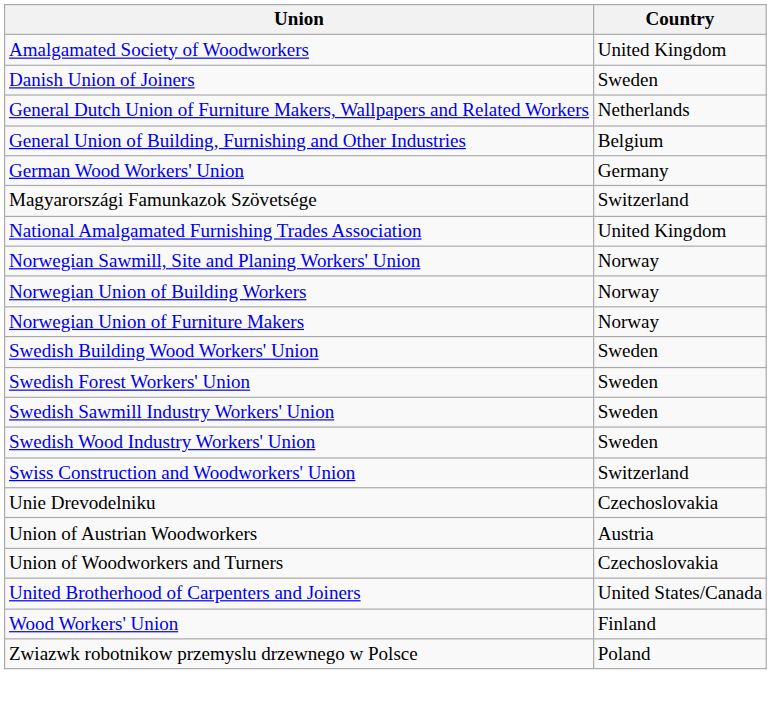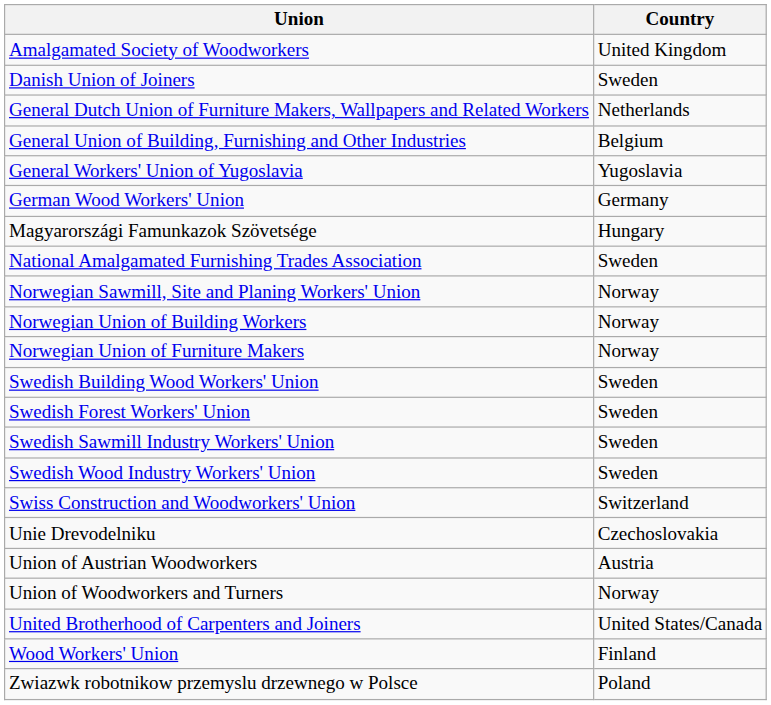+ row: (156, 170)
(643, 200) Switzerland -> (631, 230) Hungary
(662, 230) United Kingdom -> (628, 261) Sweden
(658, 563) Czechoslovakia -> (628, 593) Norway
